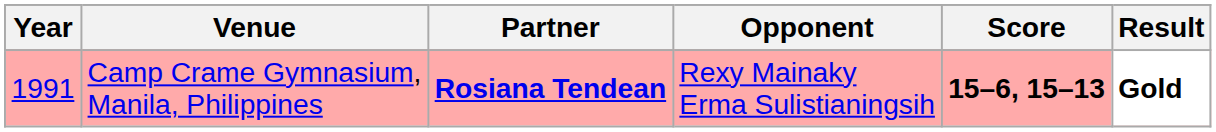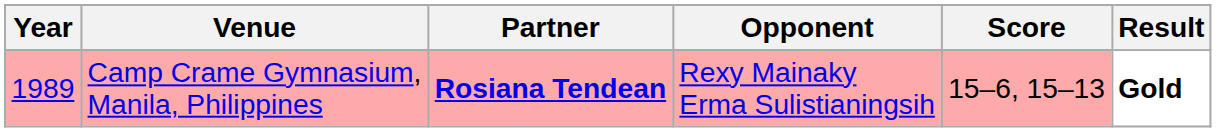(43, 88) 1991 -> (43, 88) 1989
(1027, 88) bold -> (1027, 88) normal
